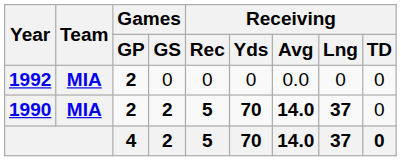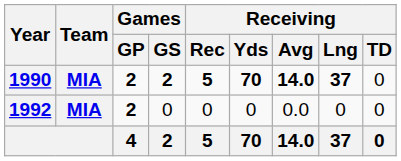rows swapped: (30, 110) <-> (30, 79)
